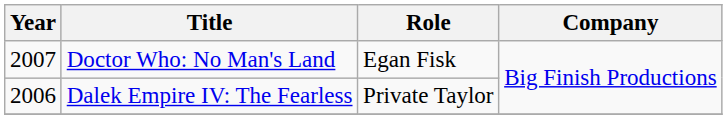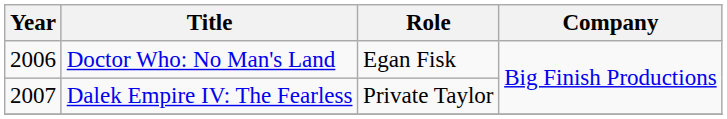(33, 59) 2007 -> (33, 59) 2006
(33, 95) 2006 -> (33, 95) 2007
